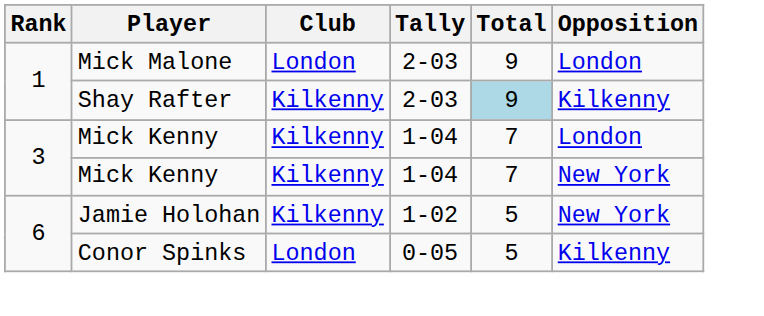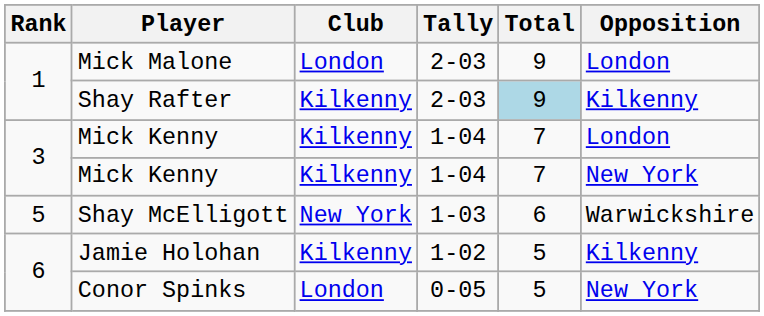+ row: (183, 215)
(614, 215) New York -> (642, 253) Kilkenny
(614, 253) Kilkenny -> (642, 291) New York
